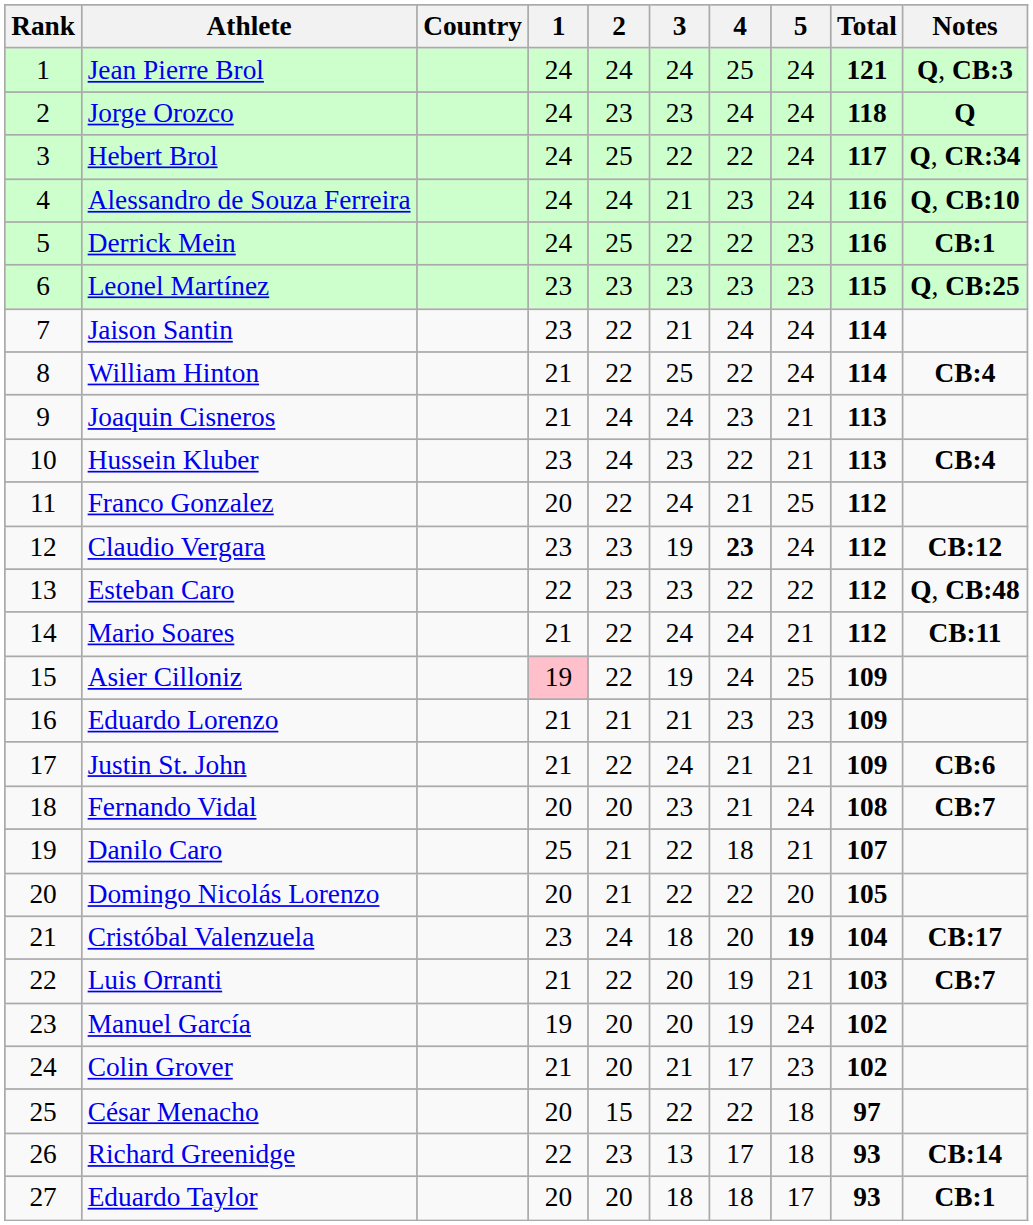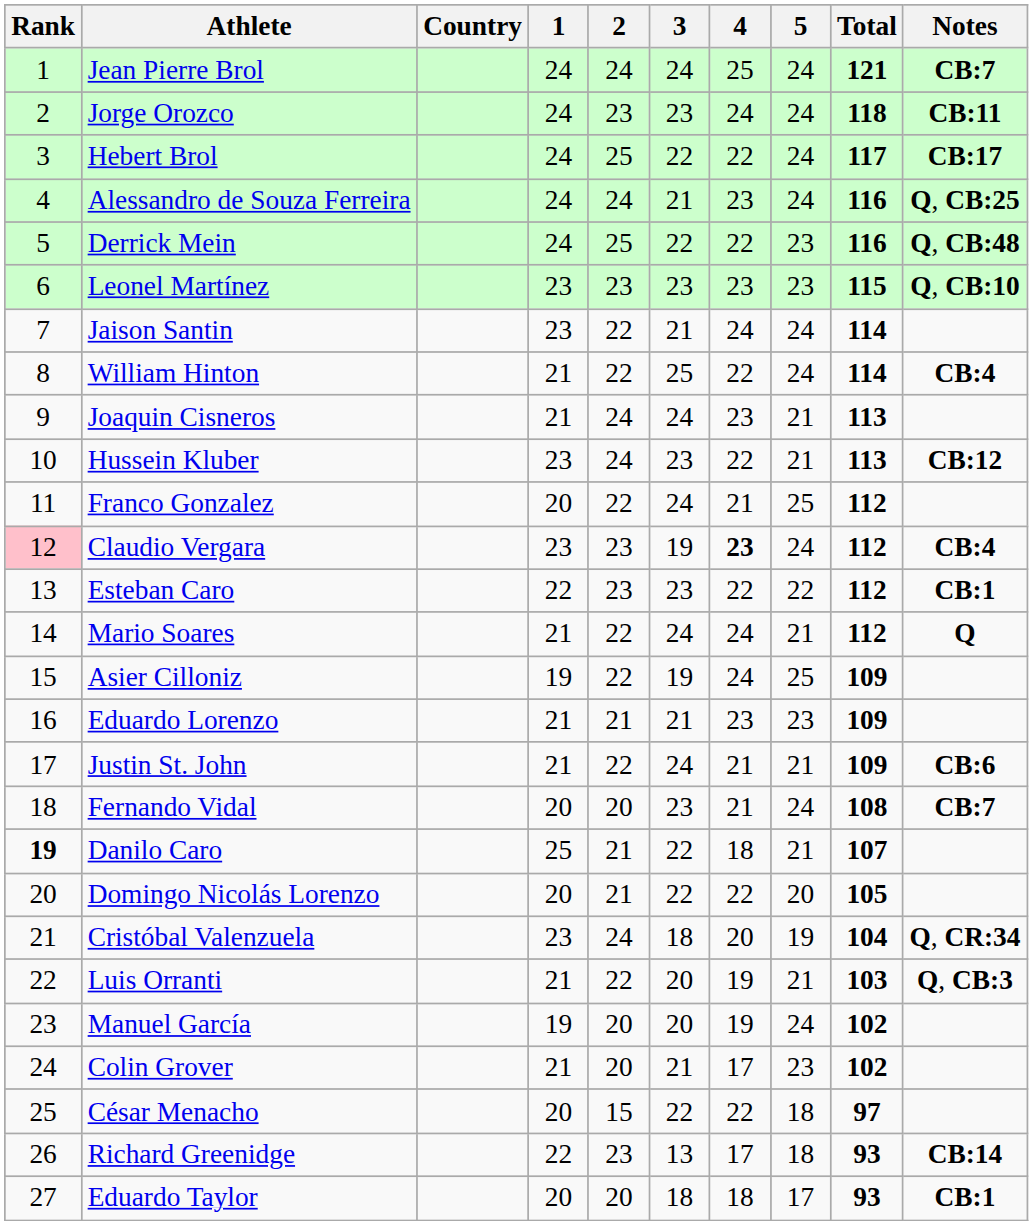(965, 69) Q, CB:3 -> (965, 69) CB:7
(965, 112) Q -> (965, 112) CB:11
(965, 156) Q, CR:34 -> (965, 156) CB:17
(965, 199) Q, CB:10 -> (965, 199) Q, CB:25
(965, 243) CB:1 -> (965, 243) Q, CB:48
(965, 286) Q, CB:25 -> (965, 286) Q, CB:10
(965, 460) CB:4 -> (965, 460) CB:12
(43, 546) no background -> (43, 546) pink background
(965, 546) CB:12 -> (965, 546) CB:4
(965, 590) Q, CB:48 -> (965, 590) CB:1
(965, 633) CB:11 -> (965, 633) Q
(559, 677) pink background -> (559, 677) no background
(43, 850) normal -> (43, 850) bold
(800, 937) bold -> (800, 937) normal
(965, 937) CB:17 -> (965, 937) Q, CR:34
(965, 980) CB:7 -> (965, 980) Q, CB:3
